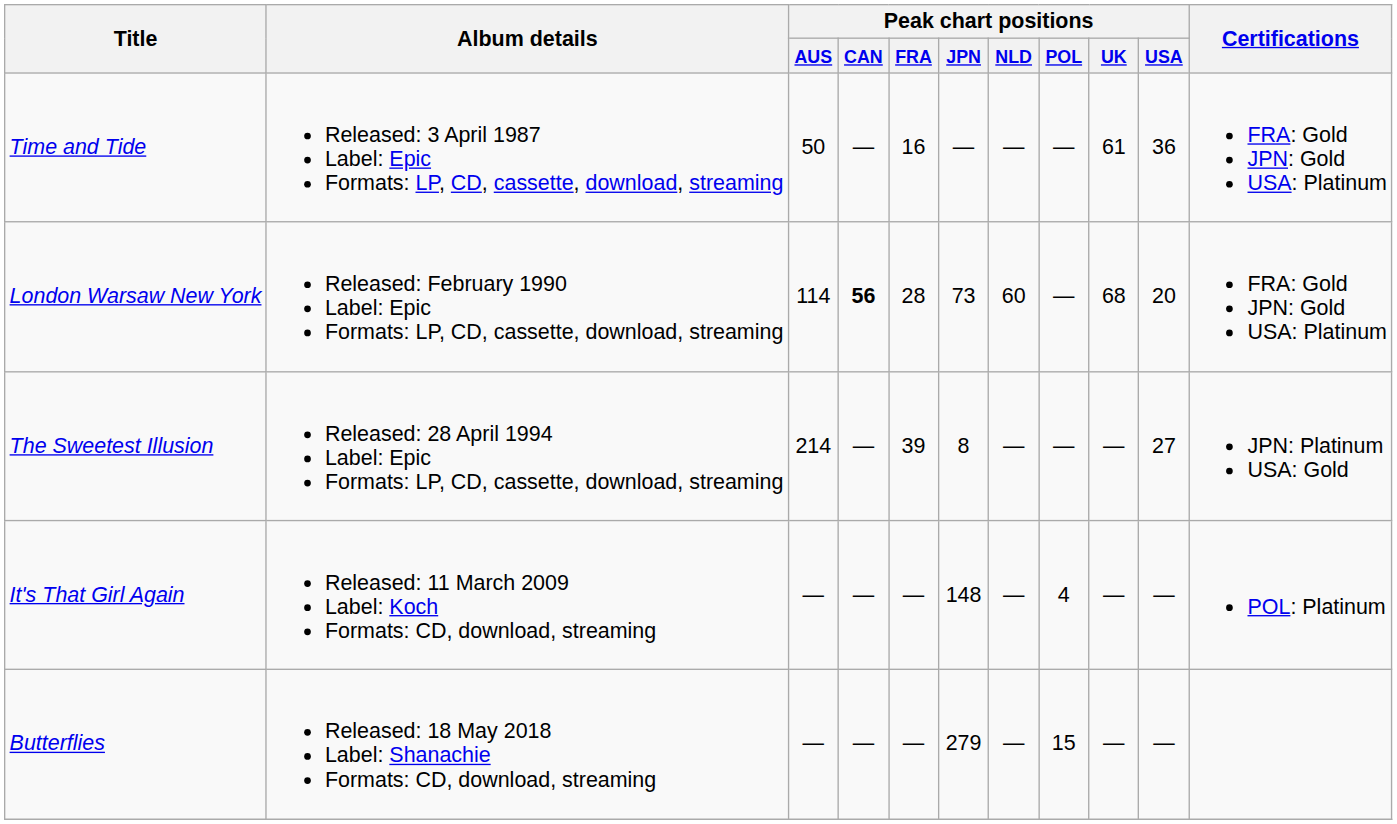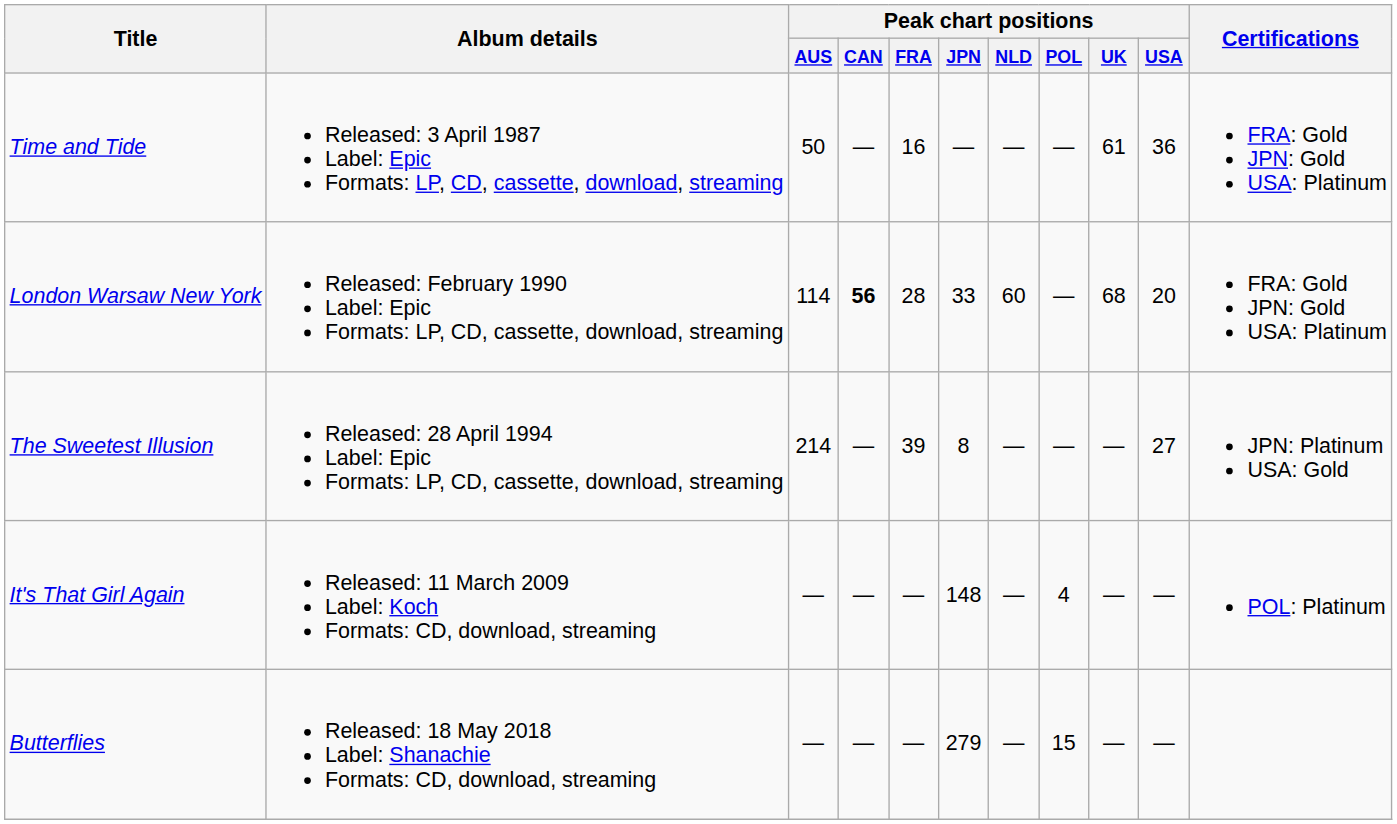(964, 296) 73 -> (964, 296) 33
